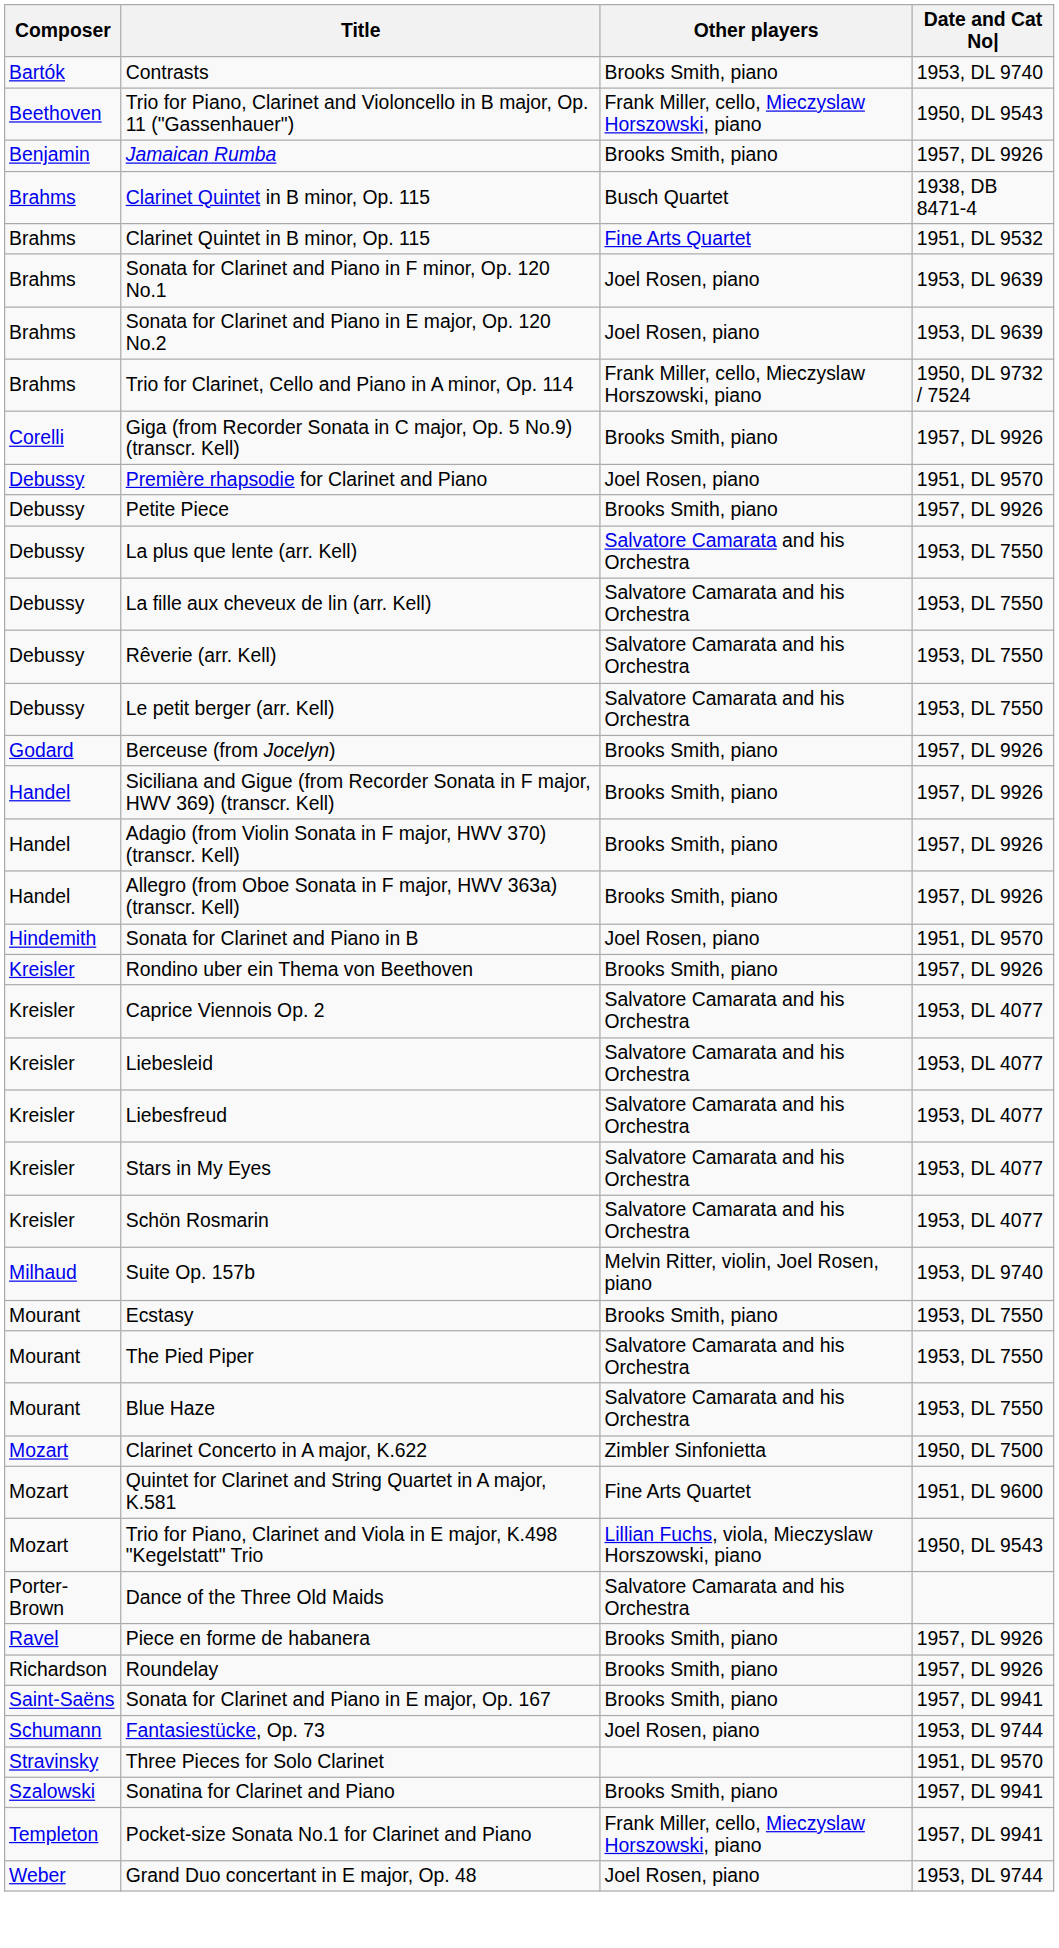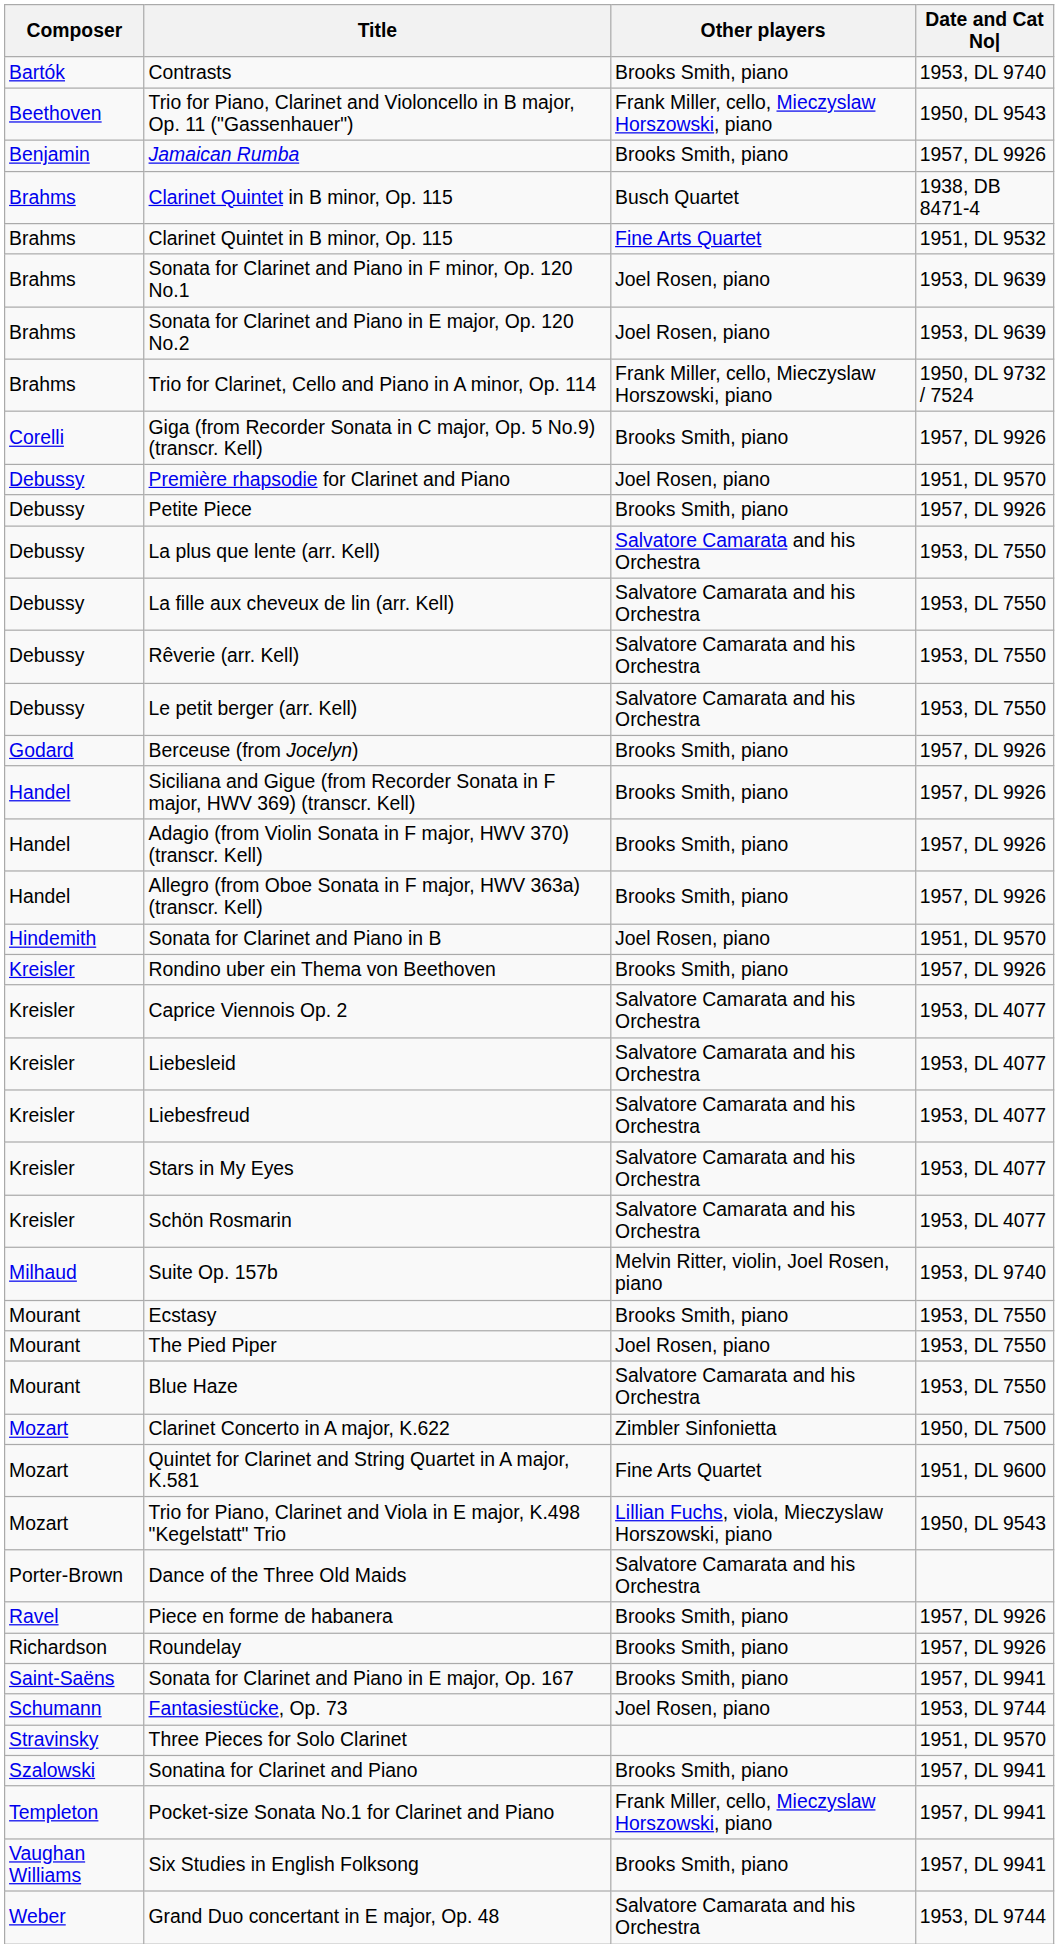(725, 1356) Salvatore Camarata and his Orchestra -> (693, 1345) Joel Rosen, piano
+ row: (284, 1864)
(682, 1875) Joel Rosen, piano -> (735, 1917) Salvatore Camarata and his Orchestra
